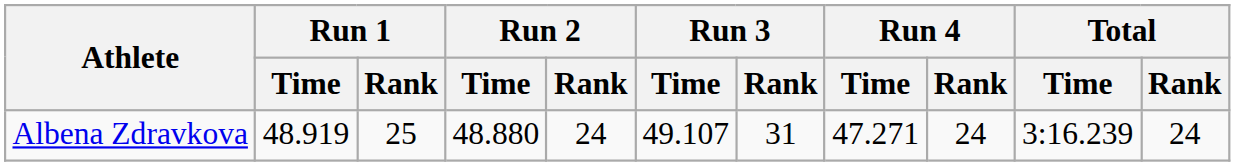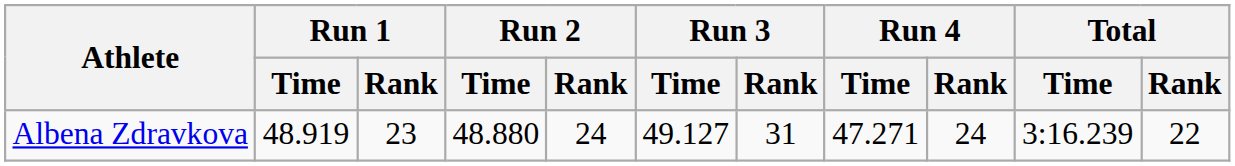(401, 134) 25 -> (401, 134) 23
(686, 134) 49.107 -> (686, 134) 49.127
(1185, 134) 24 -> (1185, 134) 22
